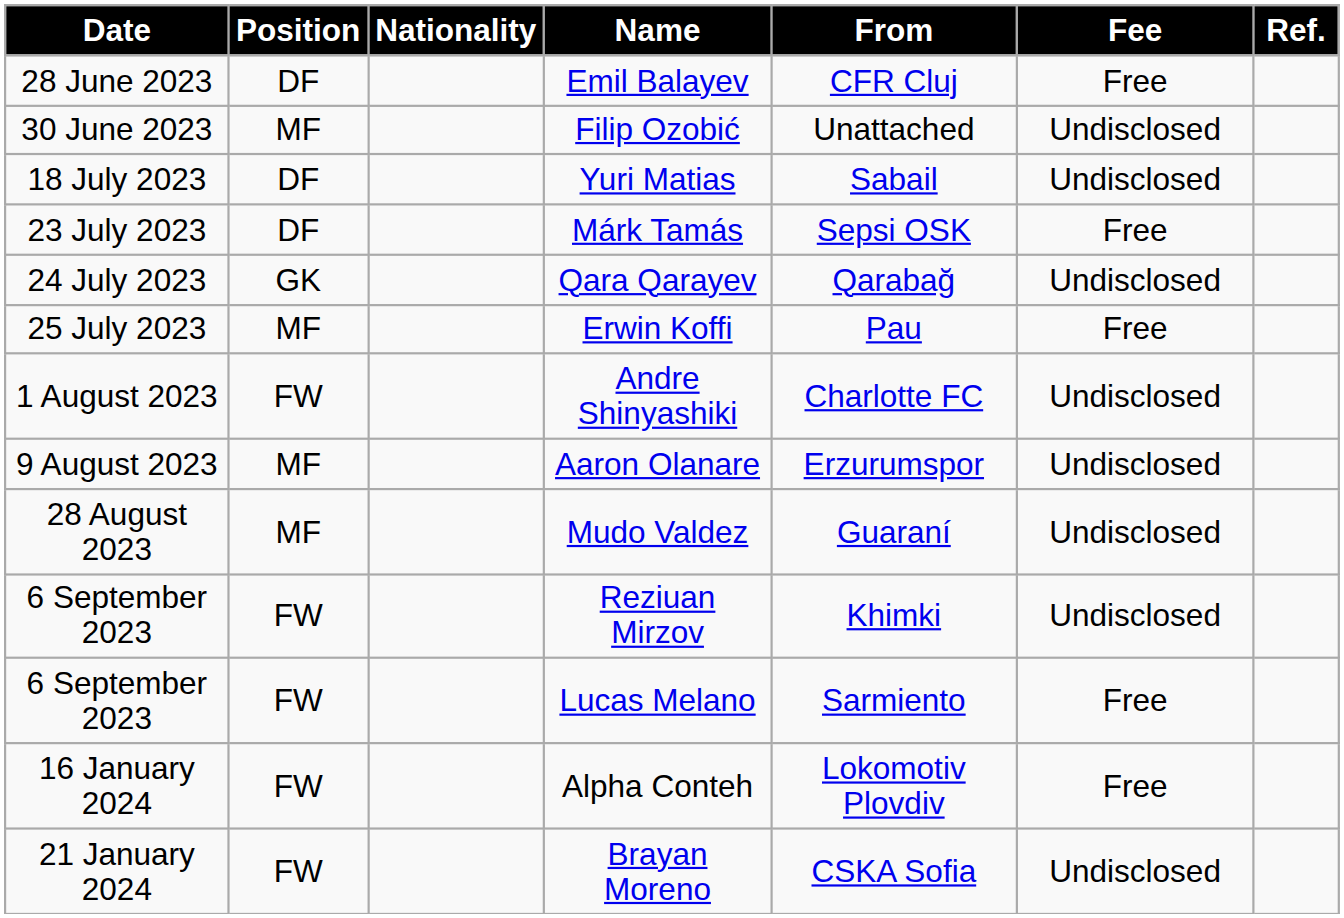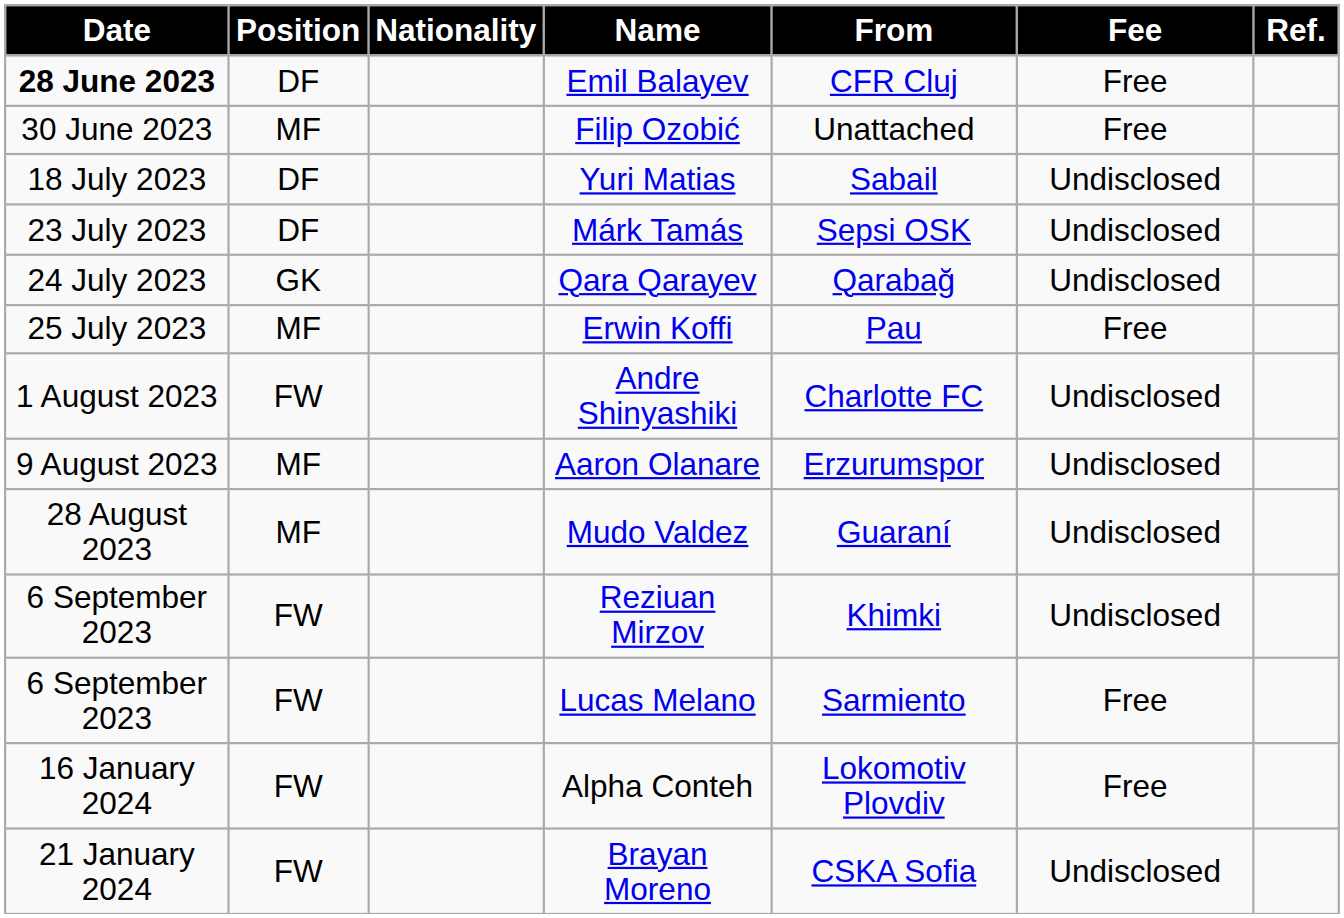(117, 80) normal -> (117, 80) bold
(1135, 130) Undisclosed -> (1135, 130) Free
(1135, 230) Free -> (1135, 230) Undisclosed
